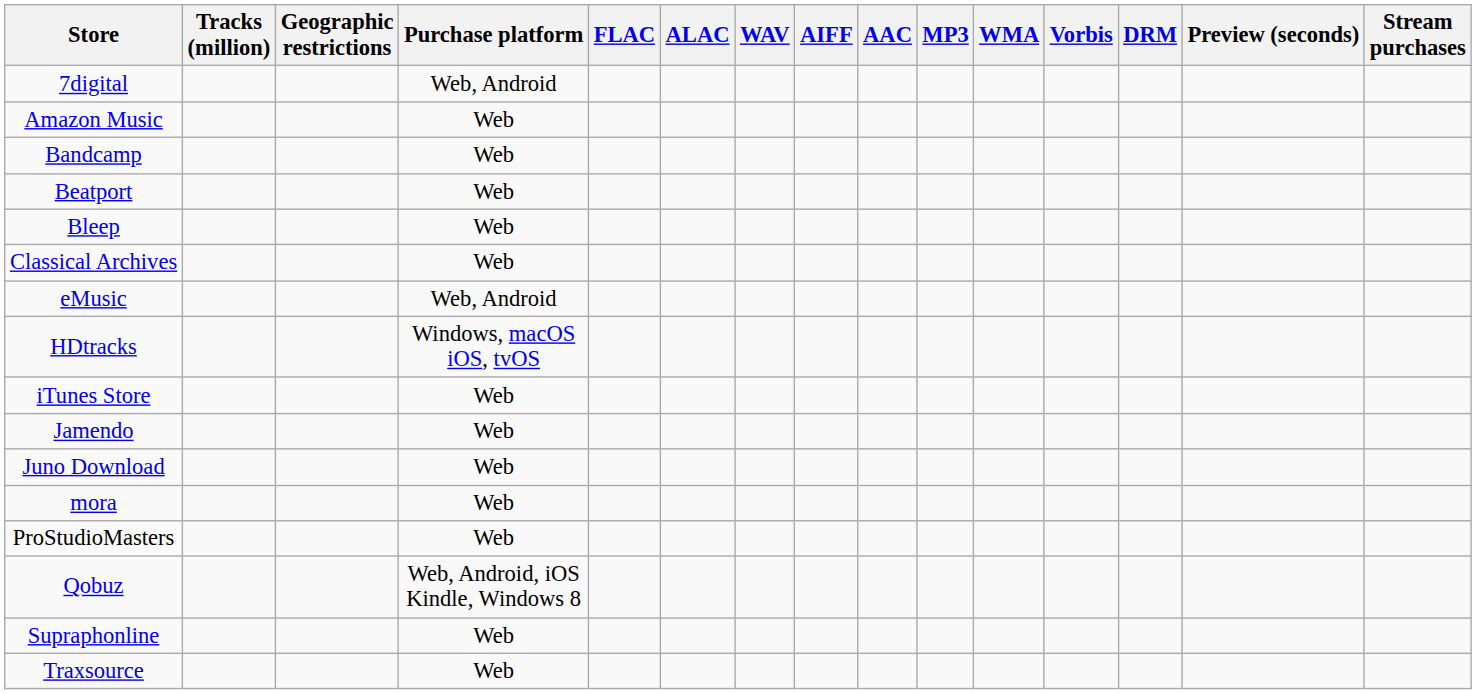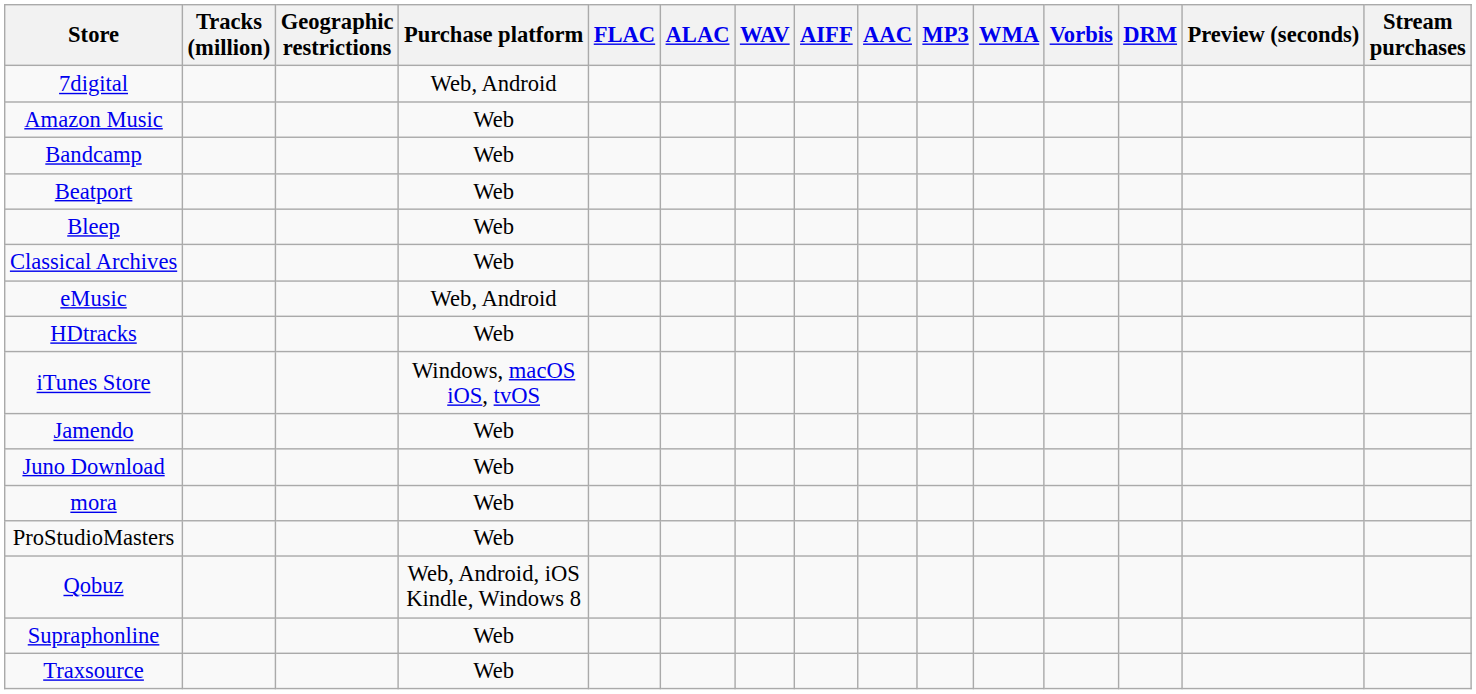(494, 346) Windows, macOS iOS, tvOS -> (494, 333) Web
(494, 395) Web -> (494, 382) Windows, macOS iOS, tvOS
